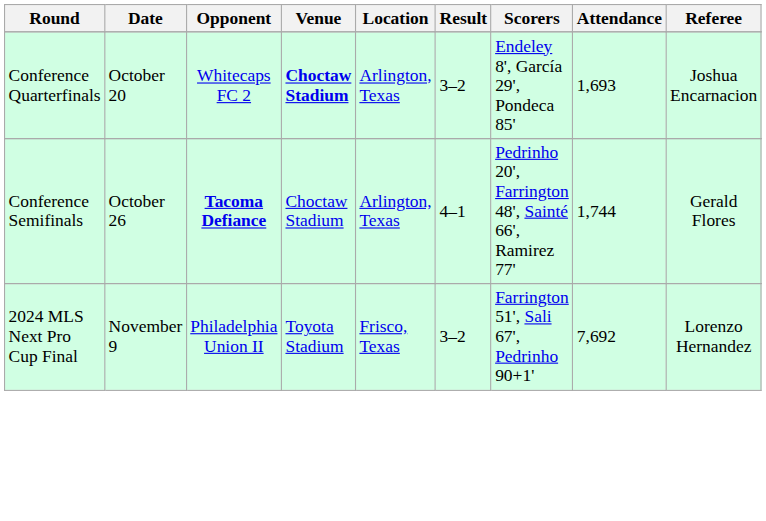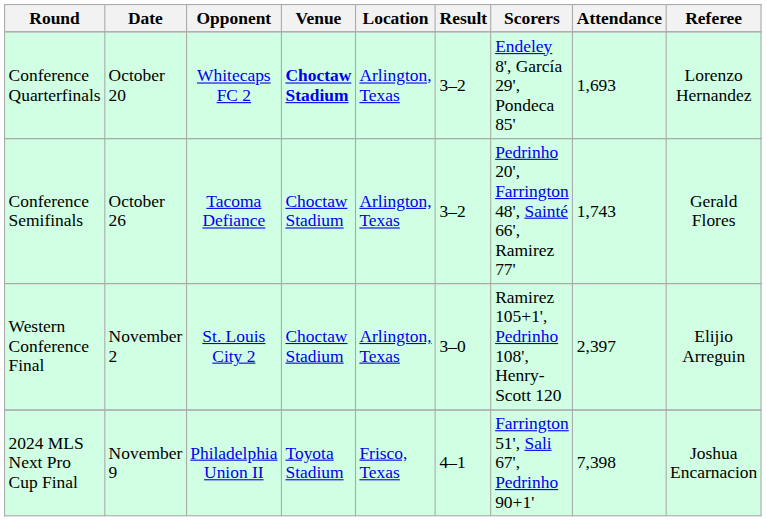(714, 85) Joshua Encarnacion -> (714, 85) Lorenzo Hernandez
(234, 210) bold -> (234, 210) normal
(453, 210) 4–1 -> (453, 210) 3–2
(596, 210) 1,744 -> (596, 210) 1,743
+ row: (49, 346)
(453, 336) 3–2 -> (453, 462) 4–1
(596, 336) 7,692 -> (596, 462) 7,398
(714, 336) Lorenzo Hernandez -> (714, 462) Joshua Encarnacion
